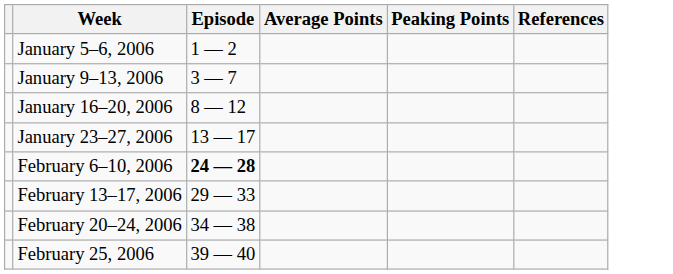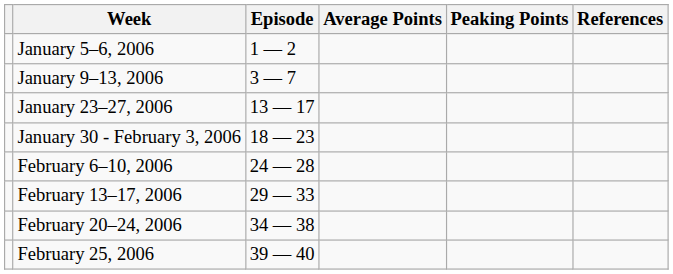- row: (95, 107)
+ row: (129, 136)
(223, 166) bold -> (282, 166) normal
